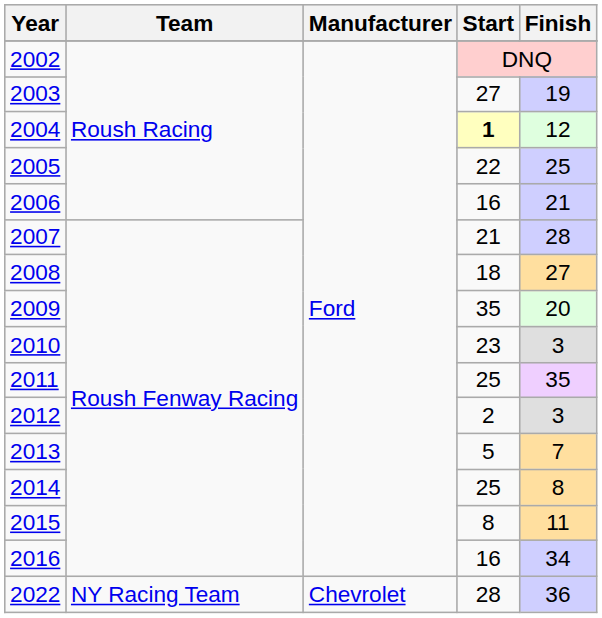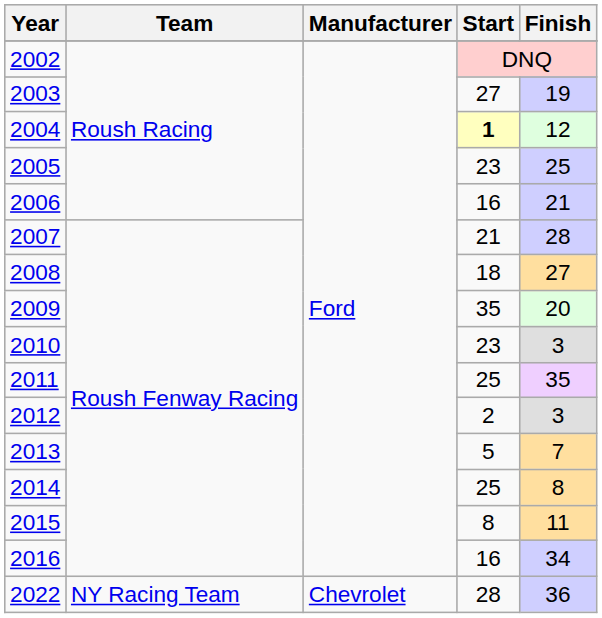(488, 166) 22 -> (488, 166) 23
